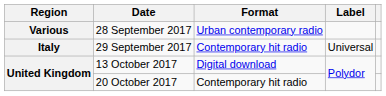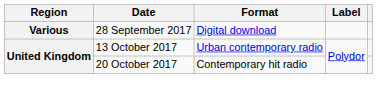(260, 30) Urban contemporary radio -> (236, 30) Digital download
- row: (144, 47)
(236, 64) Digital download -> (260, 47) Urban contemporary radio
